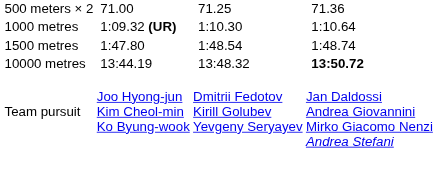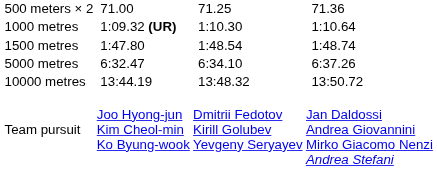+ row: (41, 63)
(338, 63) bold -> (337, 82) normal
